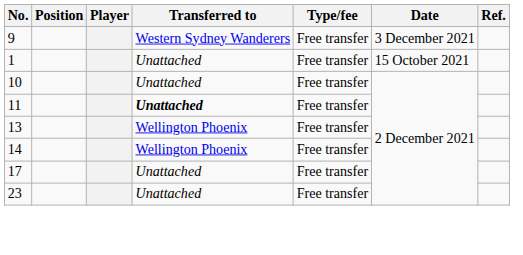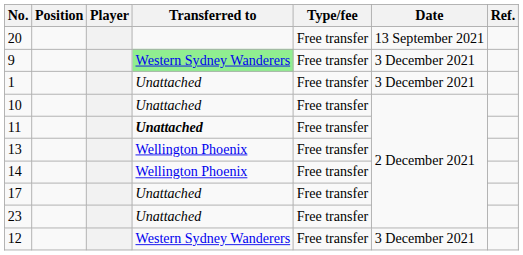+ row: (15, 37)
(213, 37) no background -> (213, 60) lightgreen background
(422, 60) 15 October 2021 -> (425, 82) 3 December 2021
+ row: (15, 238)
